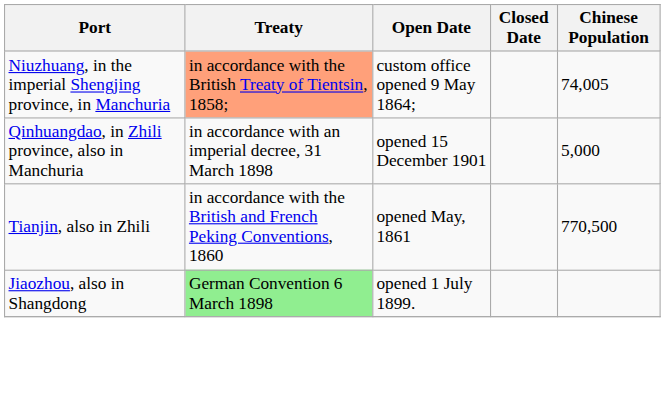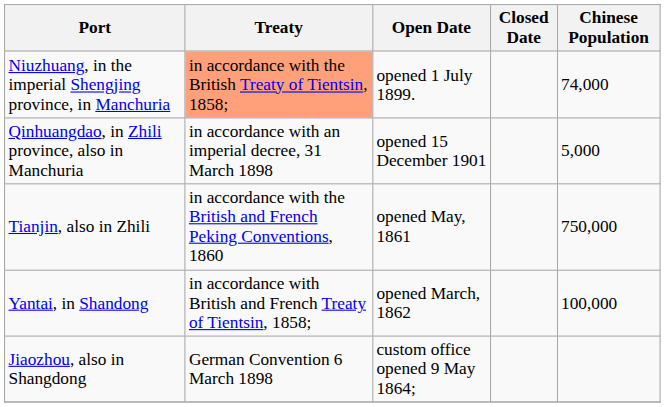(426, 84) custom office opened 9 May 1864; -> (424, 84) opened 1 July 1899.
(585, 84) 74,005 -> (585, 84) 74,000
(589, 226) 770,500 -> (589, 226) 750,000
+ row: (78, 302)
(266, 293) lightgreen background -> (266, 369) no background
(424, 293) opened 1 July 1899. -> (426, 369) custom office opened 9 May 1864;
